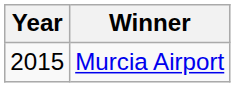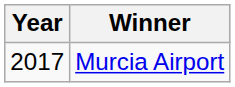(37, 61) 2015 -> (37, 61) 2017
